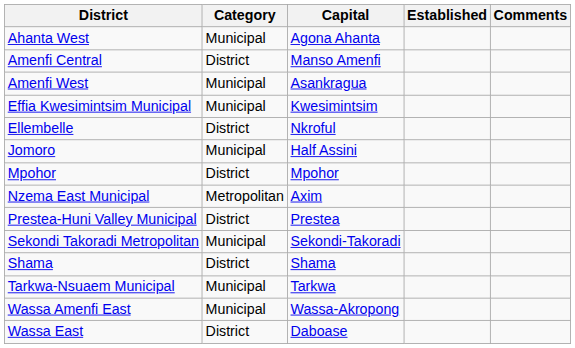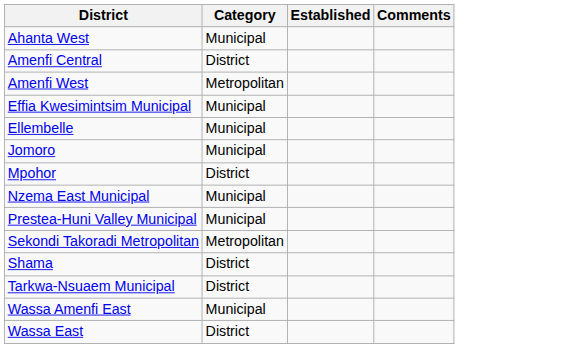- column: (346, 15)
(236, 83) Municipal -> (245, 83) Metropolitan
(227, 128) District -> (236, 128) Municipal
(245, 196) Metropolitan -> (236, 196) Municipal
(227, 219) District -> (236, 219) Municipal
(236, 241) Municipal -> (245, 241) Metropolitan
(236, 286) Municipal -> (227, 286) District
